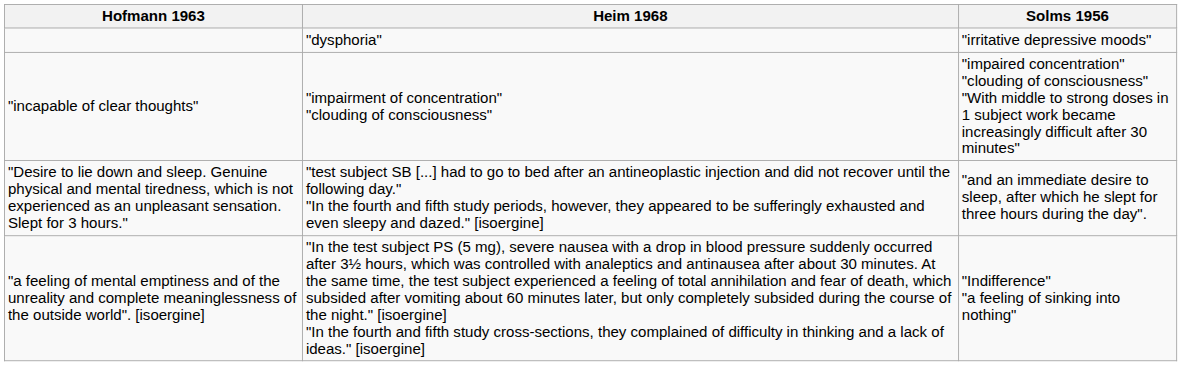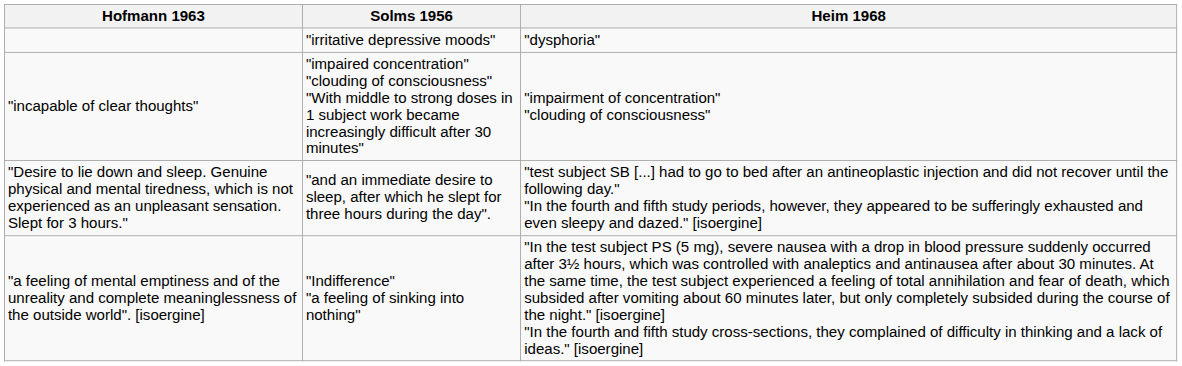columns swapped: (630, 16) <-> (1067, 16)
